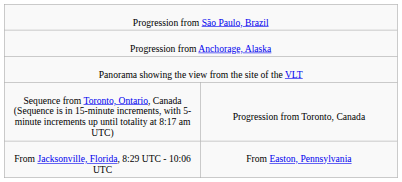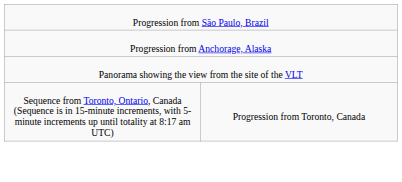- row: (103, 164)
